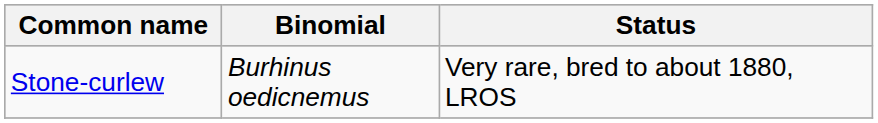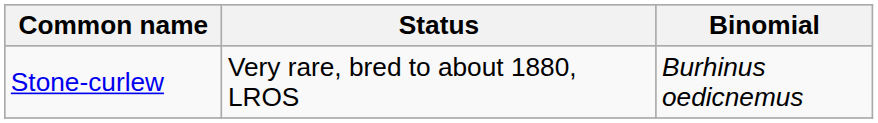columns swapped: (330, 25) <-> (656, 25)
